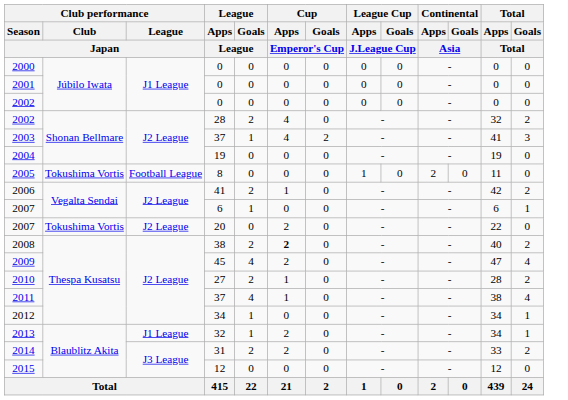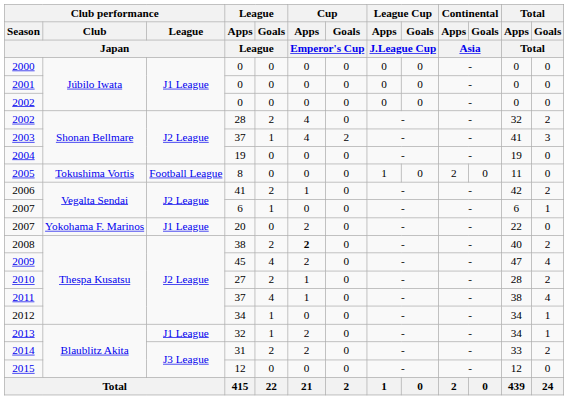(84, 226) Tokushima Vortis -> (95, 226) Yokohama F. Marinos
(166, 226) J2 League -> (186, 226) J1 League
